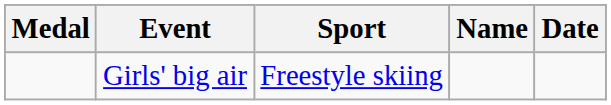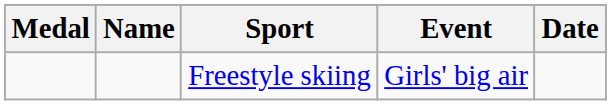columns swapped: (492, 28) <-> (175, 28)
